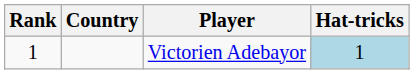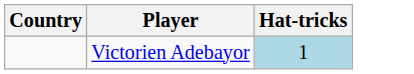- column: (33, 20)
